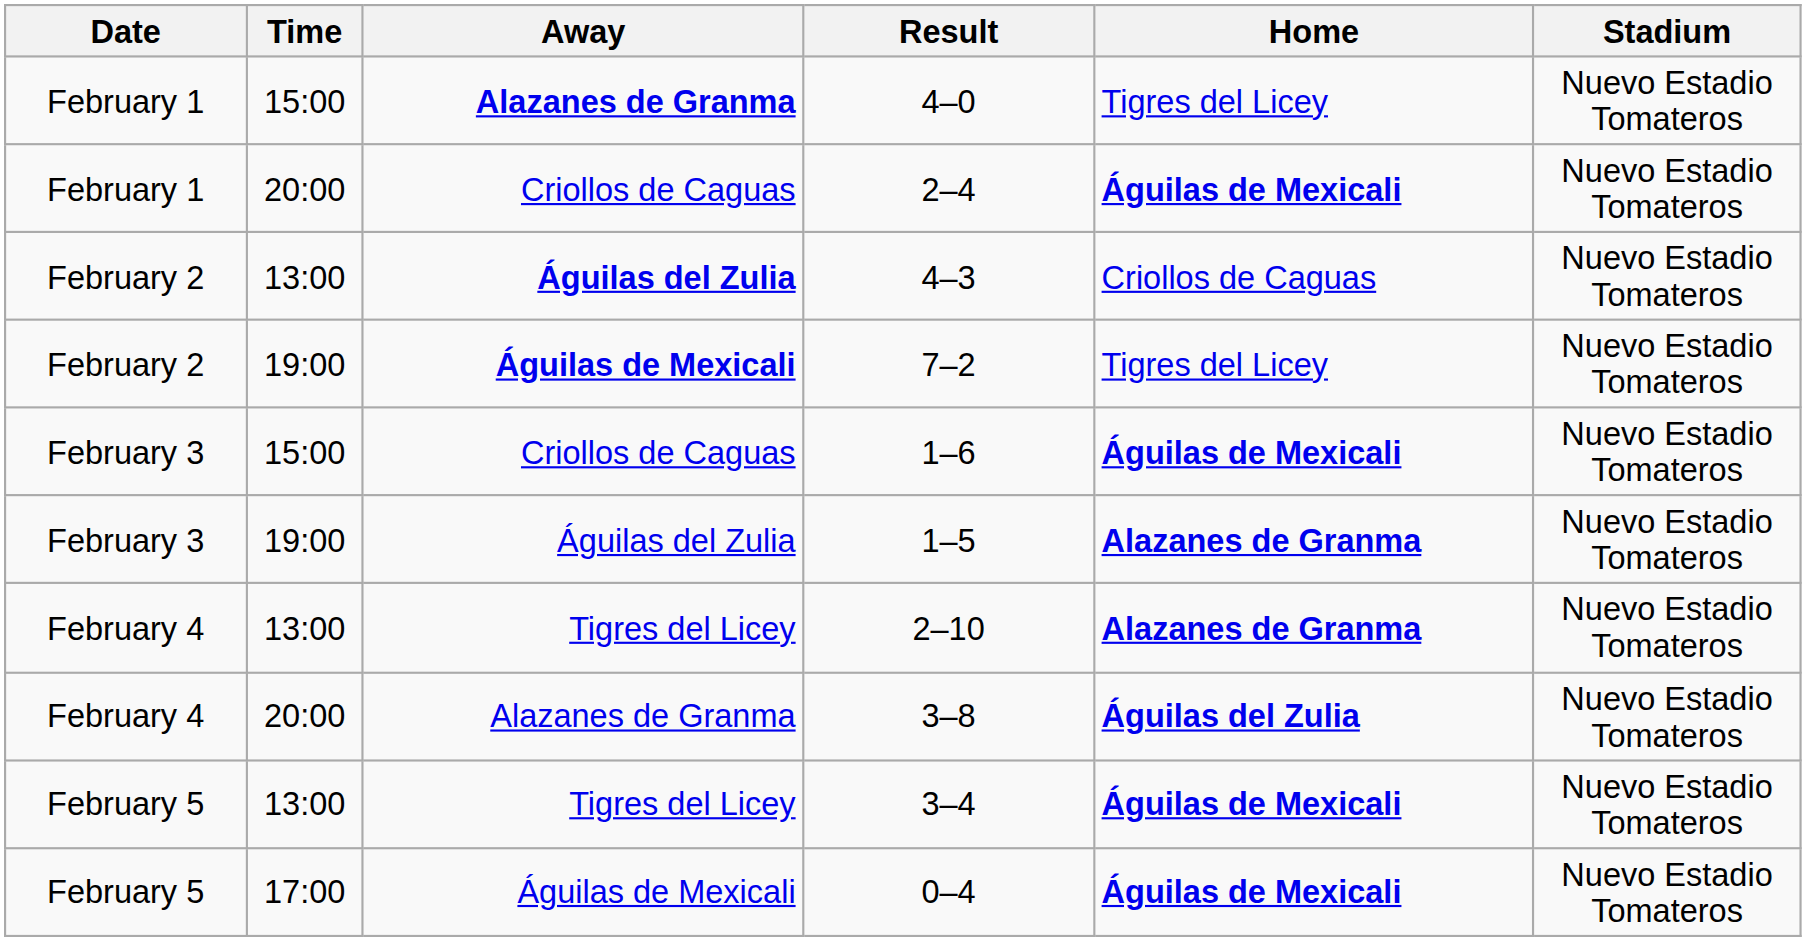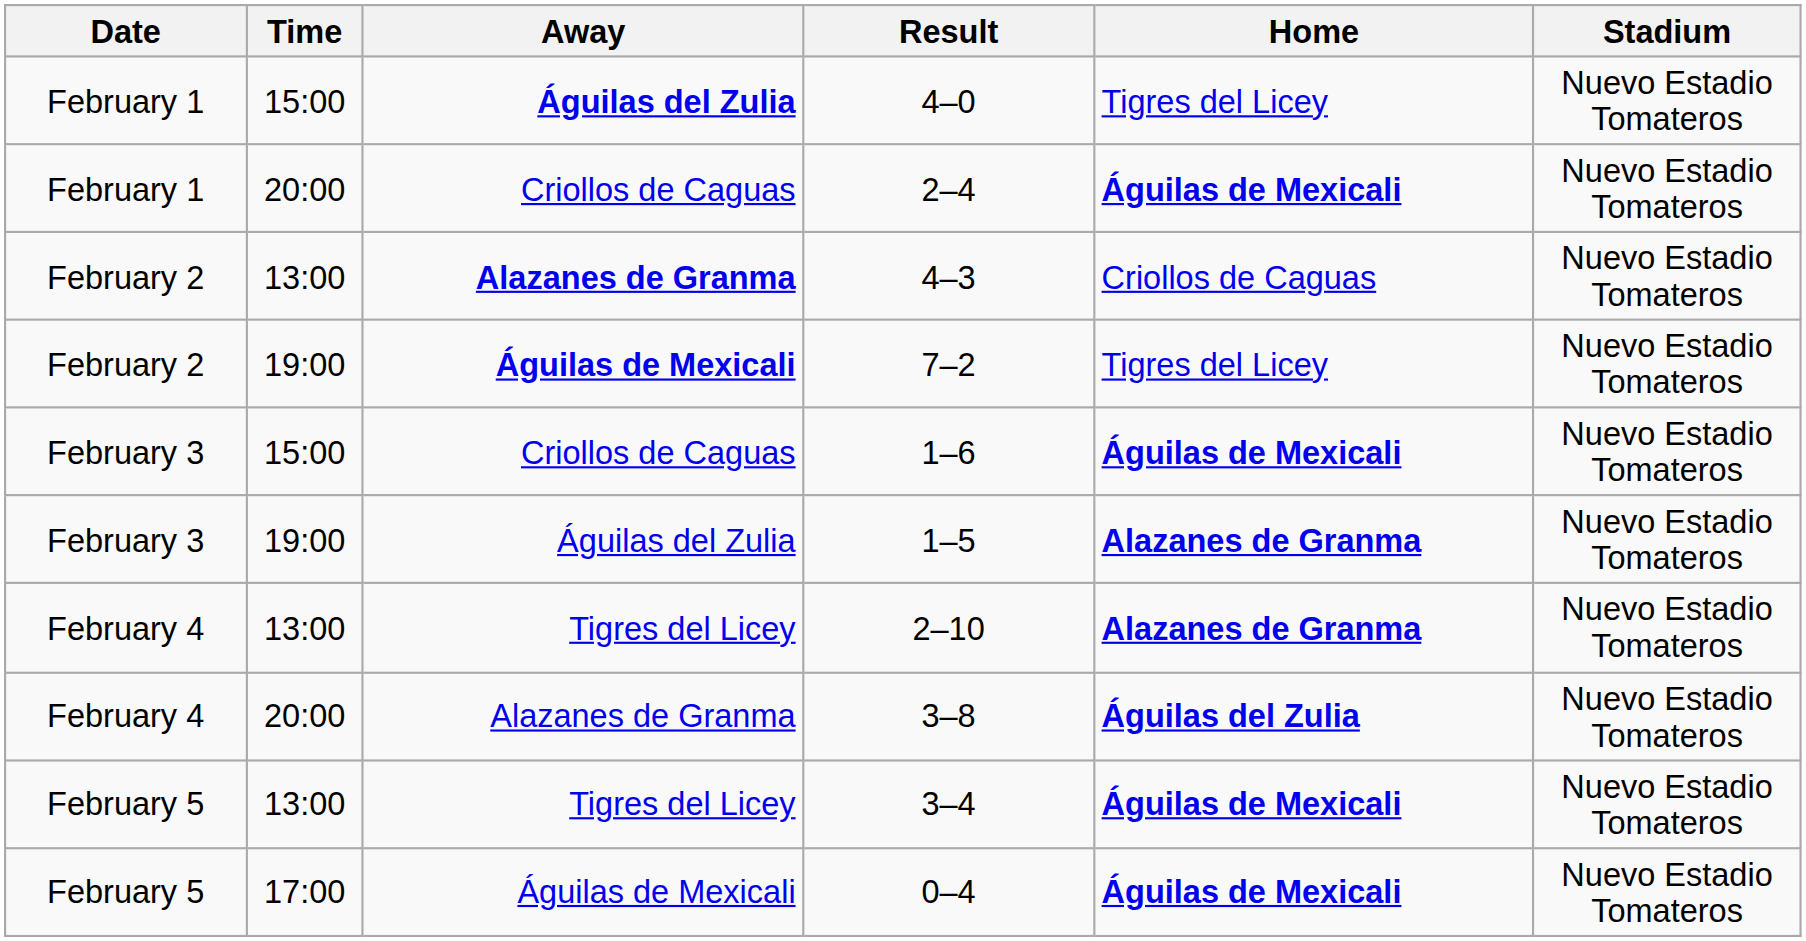(636, 101) Alazanes de Granma -> (666, 101) Águilas del Zulia
(666, 276) Águilas del Zulia -> (636, 276) Alazanes de Granma
